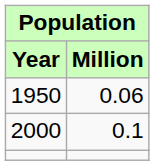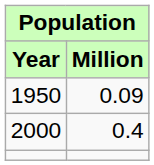(122, 95) 0.06 -> (122, 95) 0.09
(128, 131) 0.1 -> (128, 131) 0.4
